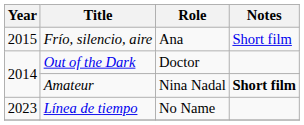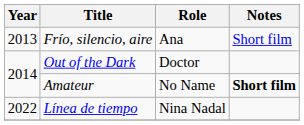(22, 39) 2015 -> (22, 39) 2013
(192, 85) Nina Nadal -> (187, 85) No Name
(22, 108) 2023 -> (22, 108) 2022
(187, 108) No Name -> (192, 108) Nina Nadal
